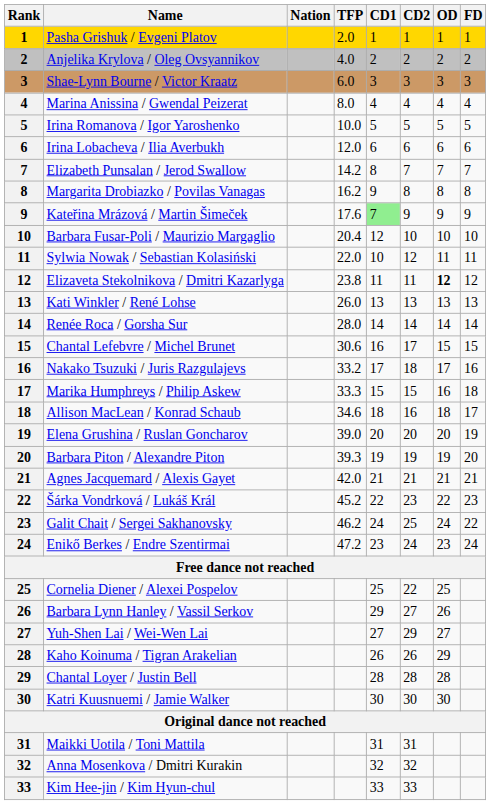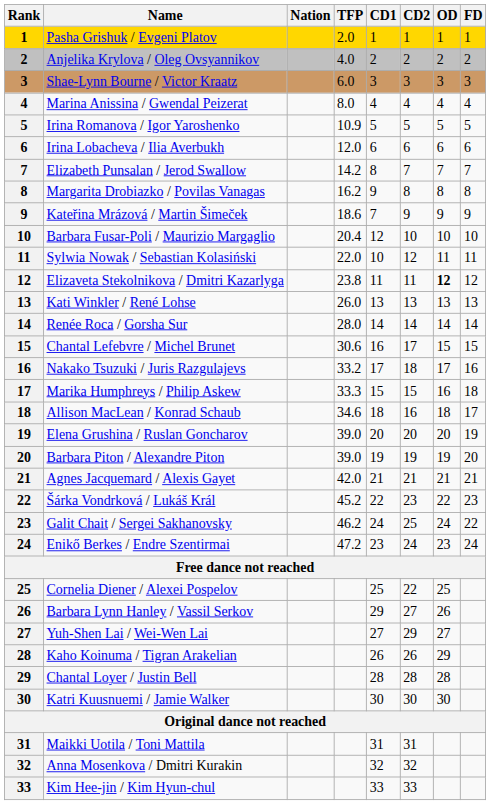(349, 125) 10.0 -> (349, 125) 10.9
(349, 214) 17.6 -> (349, 214) 18.6
(373, 214) lightgreen background -> (373, 214) no background
(349, 457) 39.3 -> (349, 457) 39.0
